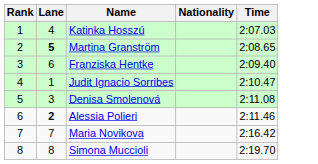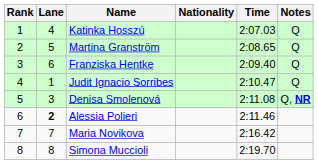+ column: (296, 13)
(51, 47) bold -> (51, 47) normal
